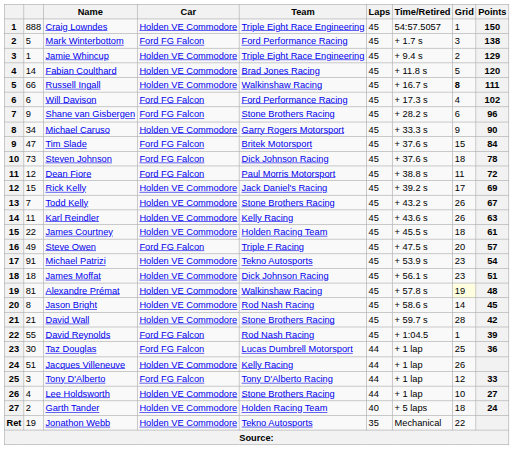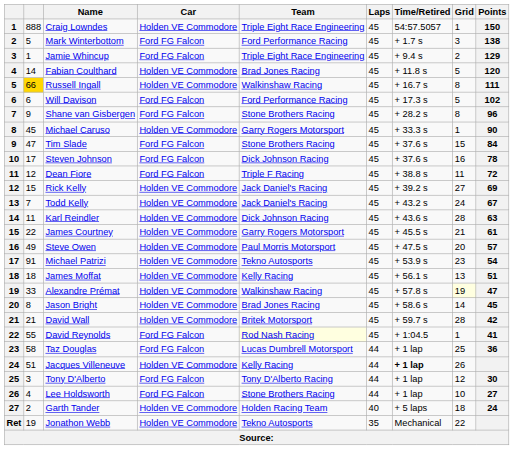(188, 56) Holden VE Commodore -> (172, 56) Ford FG Falcon
(31, 85) no background -> (31, 85) gold background
(457, 85) bold -> (457, 85) normal
(457, 100) 4 -> (457, 100) 5
(457, 115) 6 -> (457, 115) 8
(31, 129) 34 -> (31, 129) 45
(457, 129) 9 -> (457, 129) 1
(277, 144) Britek Motorsport -> (288, 144) Stone Brothers Racing
(31, 159) 73 -> (31, 159) 17
(460, 159) 18 -> (460, 159) 16
(288, 173) Paul Morris Motorsport -> (273, 173) Triple F Racing
(460, 188) 17 -> (460, 188) 27
(288, 203) Stone Brothers Racing -> (284, 203) Jack Daniel's Racing
(460, 203) 26 -> (460, 203) 24
(267, 217) Kelly Racing -> (285, 217) Dick Johnson Racing
(460, 217) 26 -> (460, 217) 28
(284, 232) Holden Racing Team -> (293, 232) Garry Rogers Motorsport
(460, 232) 18 -> (460, 232) 21
(172, 247) Ford FG Falcon -> (188, 247) Holden VE Commodore
(273, 247) Triple F Racing -> (288, 247) Paul Morris Motorsport
(285, 276) Dick Johnson Racing -> (267, 276) Kelly Racing
(460, 276) 23 -> (460, 276) 13
(31, 291) 81 -> (31, 291) 33
(492, 291) 48 -> (492, 291) 47
(278, 305) Rod Nash Racing -> (281, 305) Brad Jones Racing
(288, 320) Stone Brothers Racing -> (277, 320) Britek Motorsport
(278, 335) no background -> (278, 335) lightyellow background
(492, 335) 39 -> (492, 335) 41
(31, 349) 30 -> (31, 349) 58
(409, 364) normal -> (409, 364) bold
(492, 379) 33 -> (492, 379) 30
(188, 393) Holden VE Commodore -> (172, 393) Ford FG Falcon
